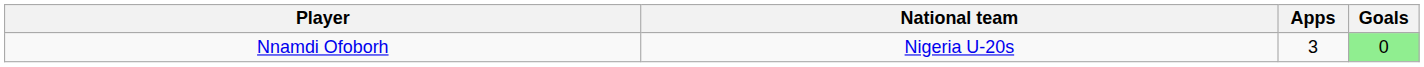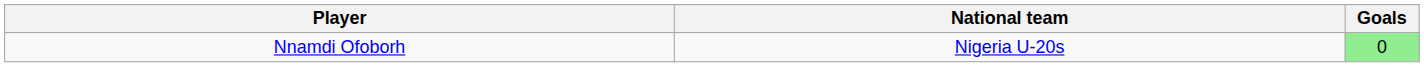- column: (1313, 18)
